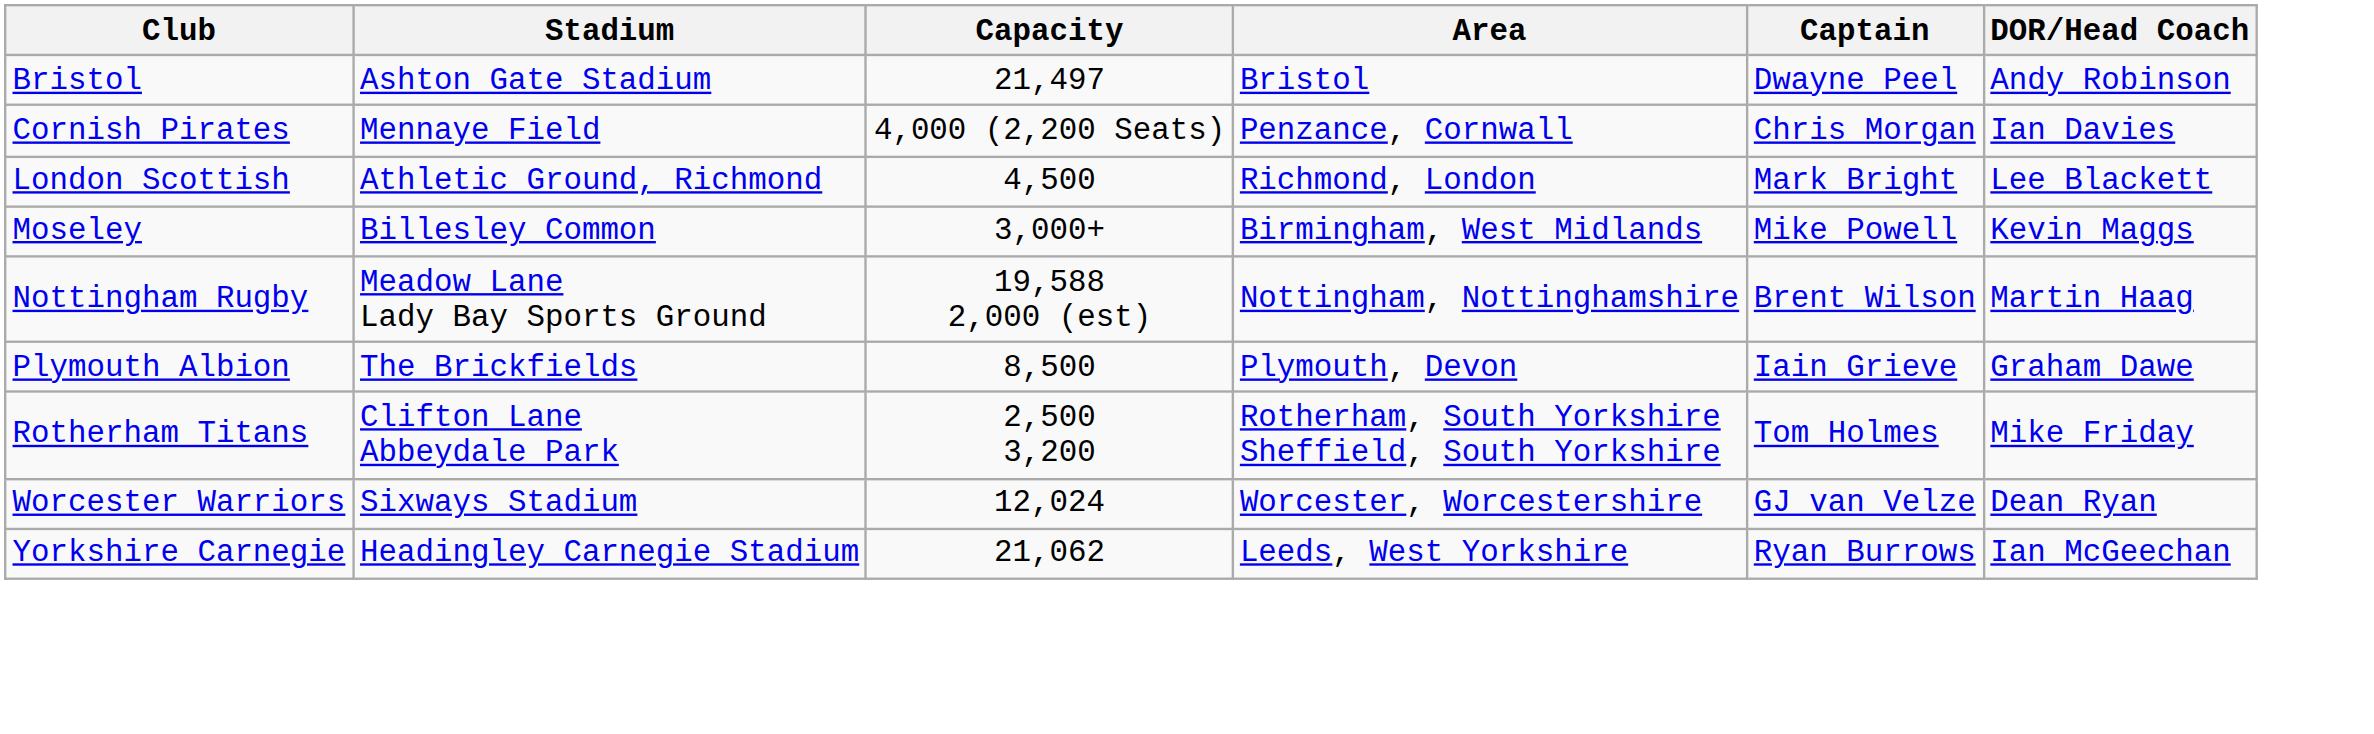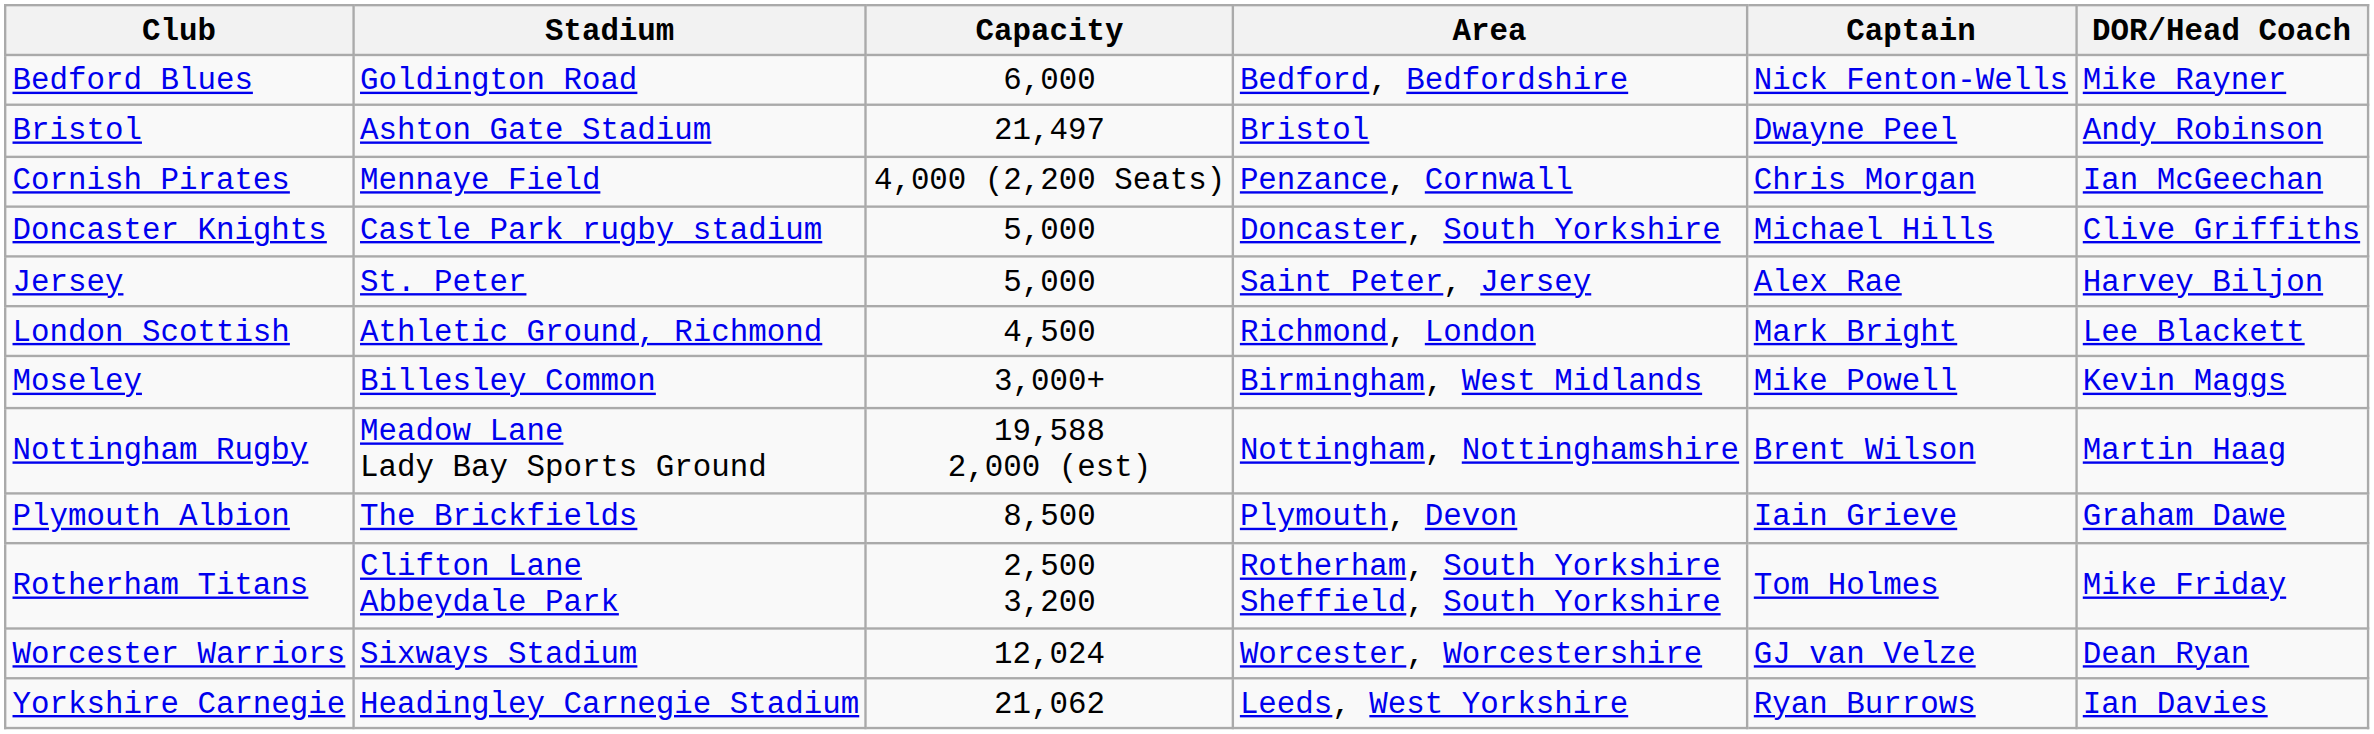+ row: (133, 81)
(2083, 131) Ian Davies -> (2203, 181) Ian McGeechan
+ row: (170, 231)
+ row: (68, 281)
(2111, 553) Ian McGeechan -> (2175, 704) Ian Davies
